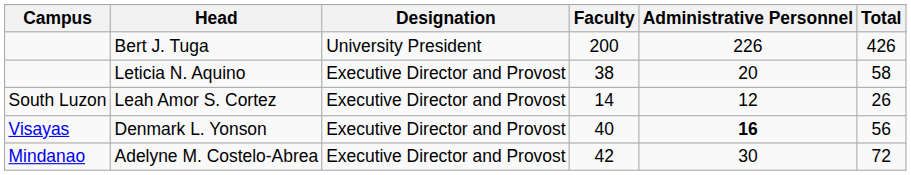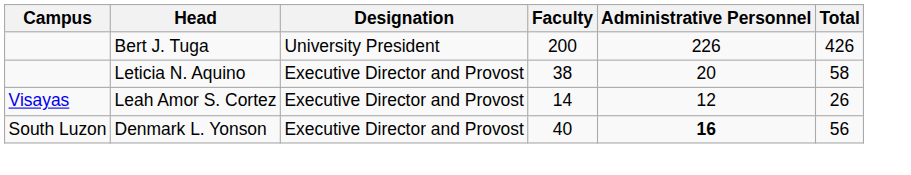(58, 101) South Luzon -> (39, 101) Visayas
(39, 128) Visayas -> (58, 128) South Luzon
- row: (216, 156)
